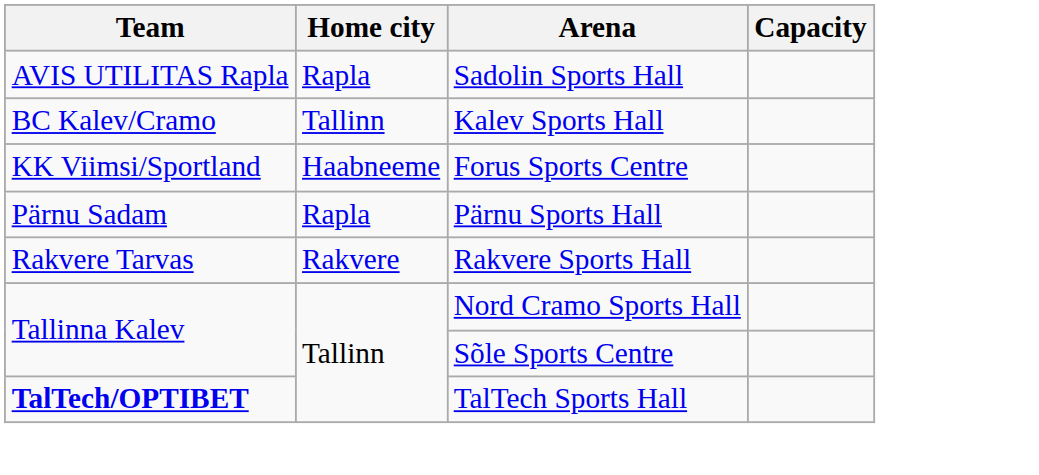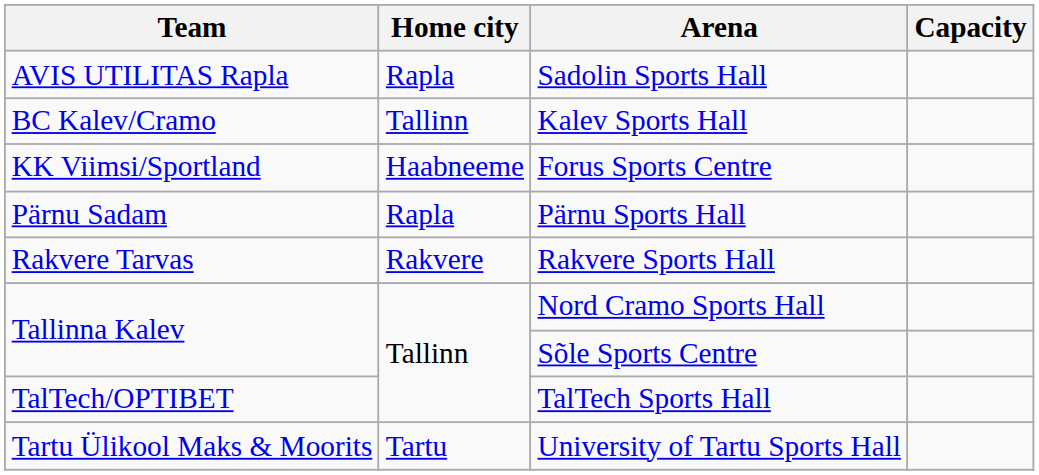(130, 399) bold -> (123, 399) normal
+ row: (719, 445)
